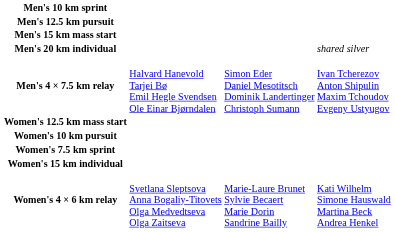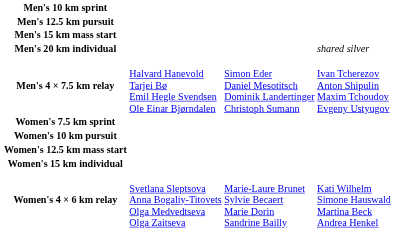rows swapped: (65, 150) <-> (65, 122)
